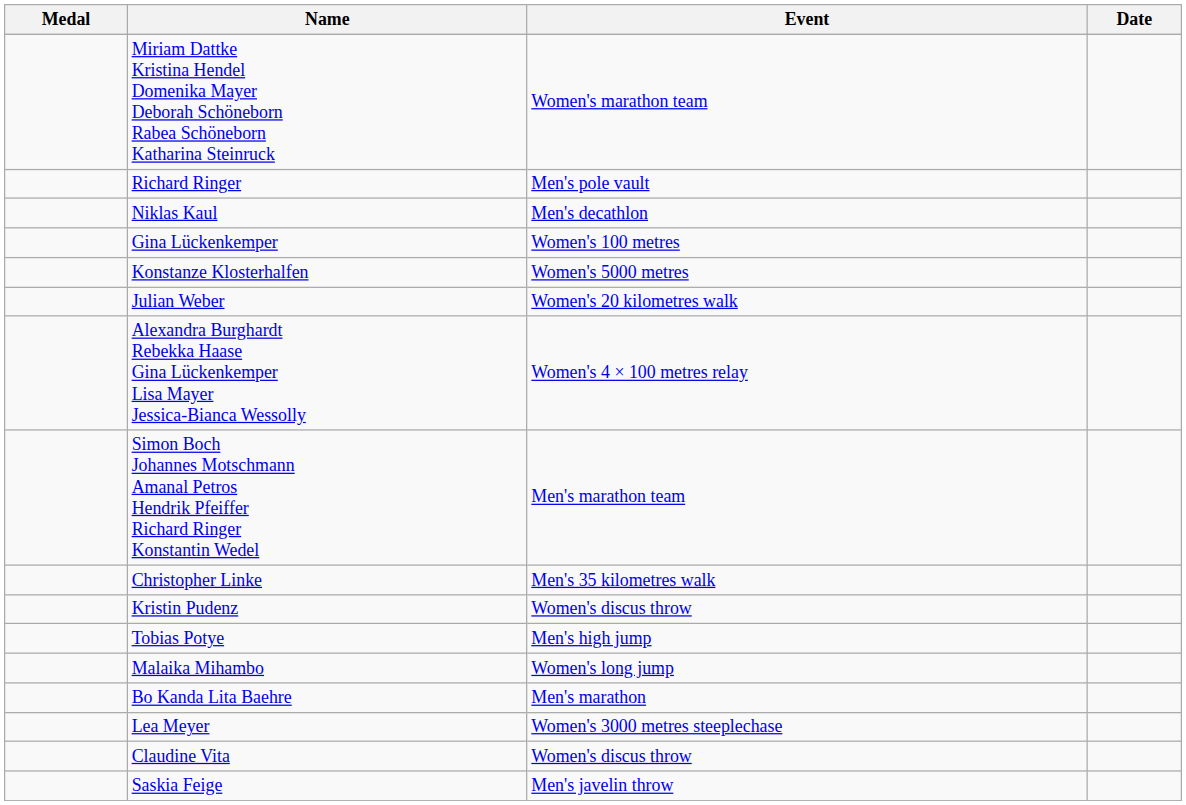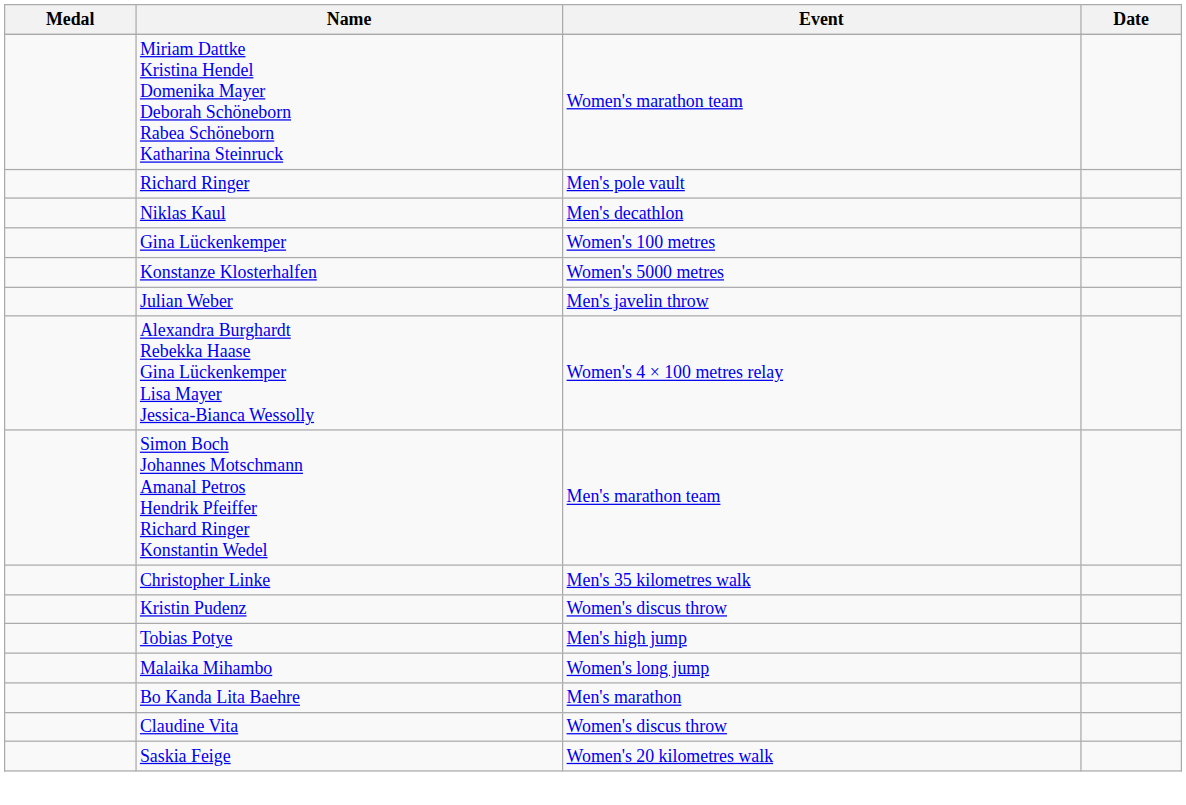(635, 301) Women's 20 kilometres walk -> (638, 301) Men's javelin throw
- row: (171, 727)
(602, 785) Men's javelin throw -> (670, 756) Women's 20 kilometres walk
